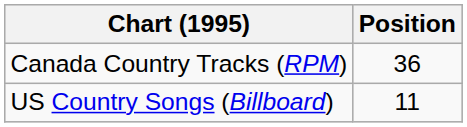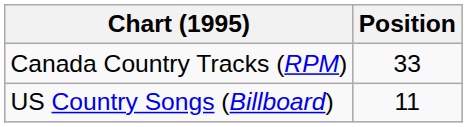(407, 63) 36 -> (407, 63) 33
